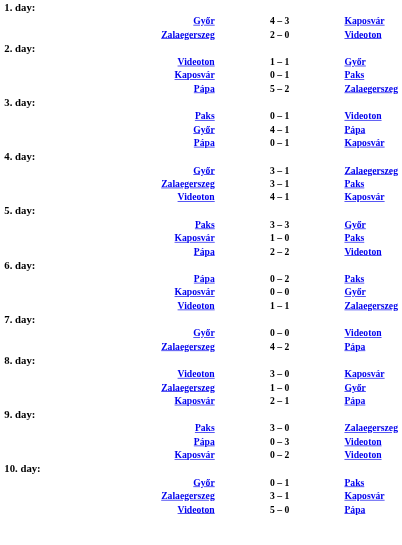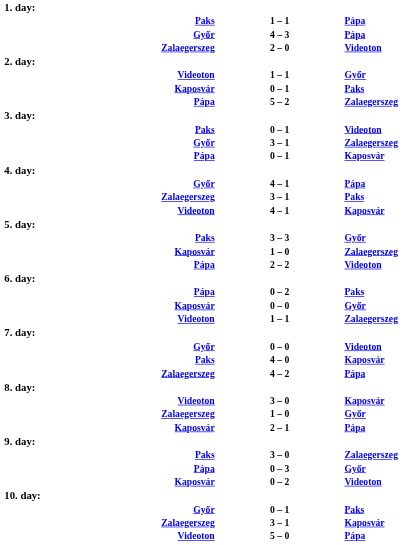+ row: (205, 21)
(365, 21) Kaposvár -> (355, 34) Pápa
rows swapped: (204, 170) <-> (204, 129)
(354, 238) Paks -> (371, 251) Zalaegerszeg
+ row: (205, 360)
(363, 442) Videoton -> (355, 468) Győr
